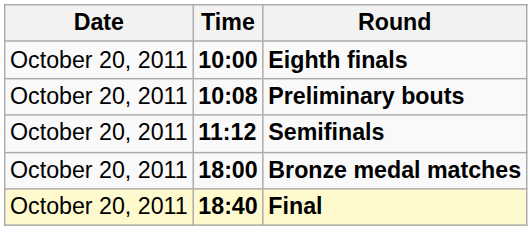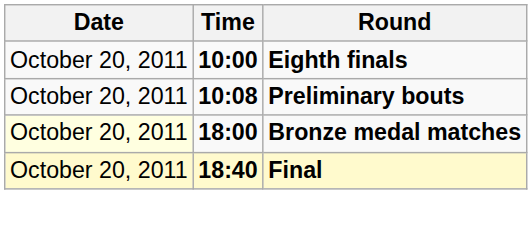- row: (326, 133)
(99, 170) no background -> (99, 133) lightyellow background
